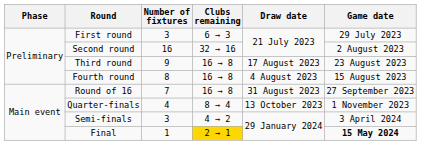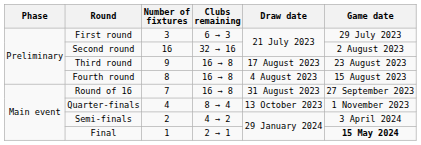(167, 119) 3 -> (167, 119) 2
(218, 133) gold background -> (218, 133) no background
